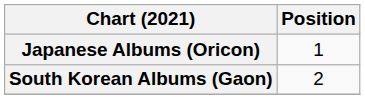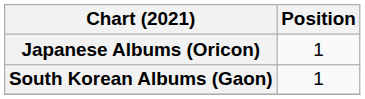(318, 79) 2 -> (318, 79) 1
